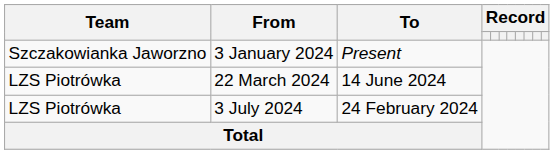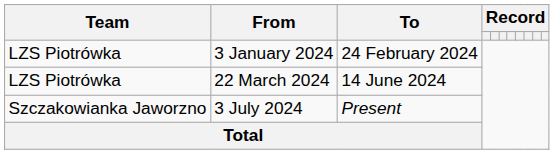(107, 53) Szczakowianka Jaworzno -> (65, 53) LZS Piotrówka
(371, 53) Present -> (410, 53) 24 February 2024
(65, 108) LZS Piotrówka -> (107, 108) Szczakowianka Jaworzno
(410, 108) 24 February 2024 -> (371, 108) Present
